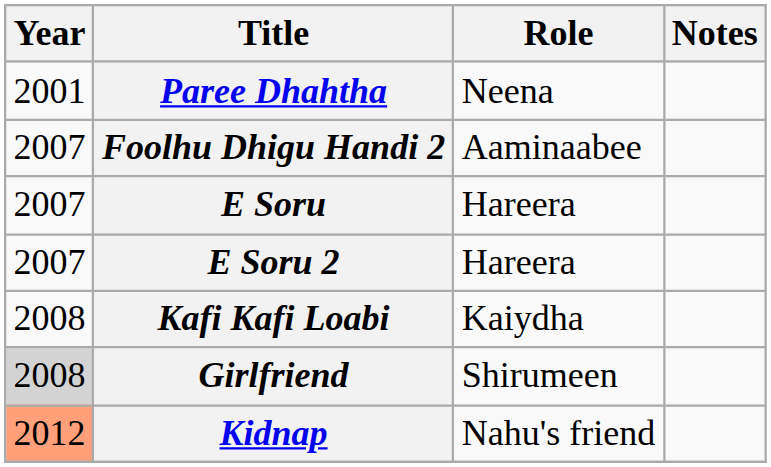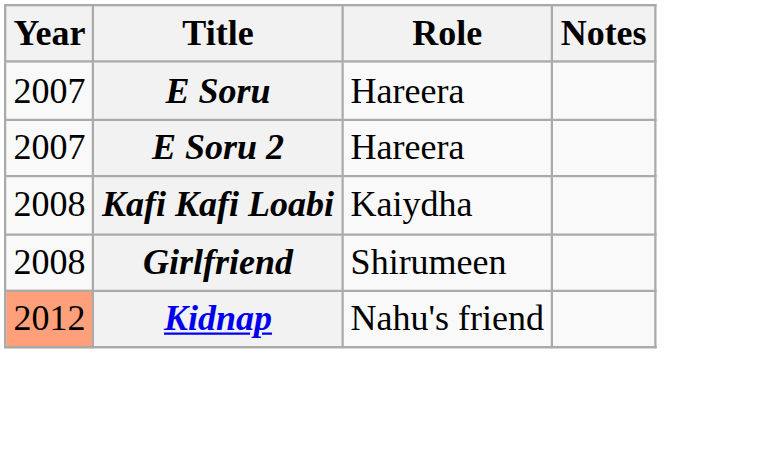- row: (274, 90)
- row: (274, 147)
(49, 375) lightgrey background -> (49, 261) no background
